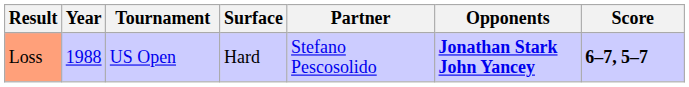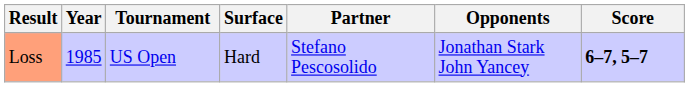(84, 57) 1988 -> (84, 57) 1985
(498, 57) bold -> (492, 57) normal
